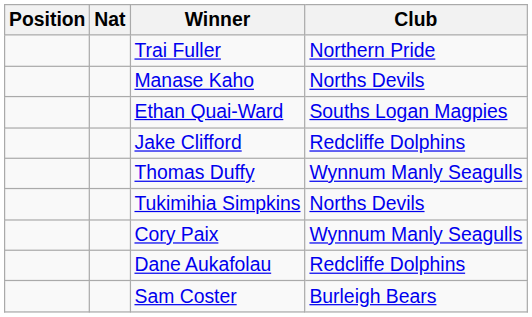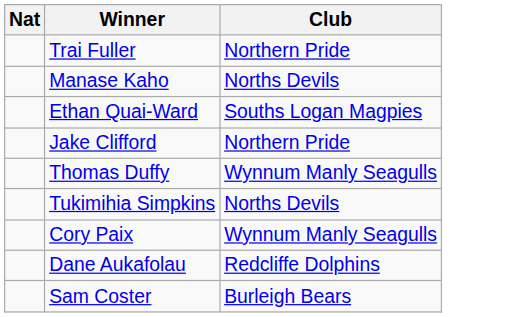- column: (47, 19)
(387, 142) Redcliffe Dolphins -> (287, 142) Northern Pride
